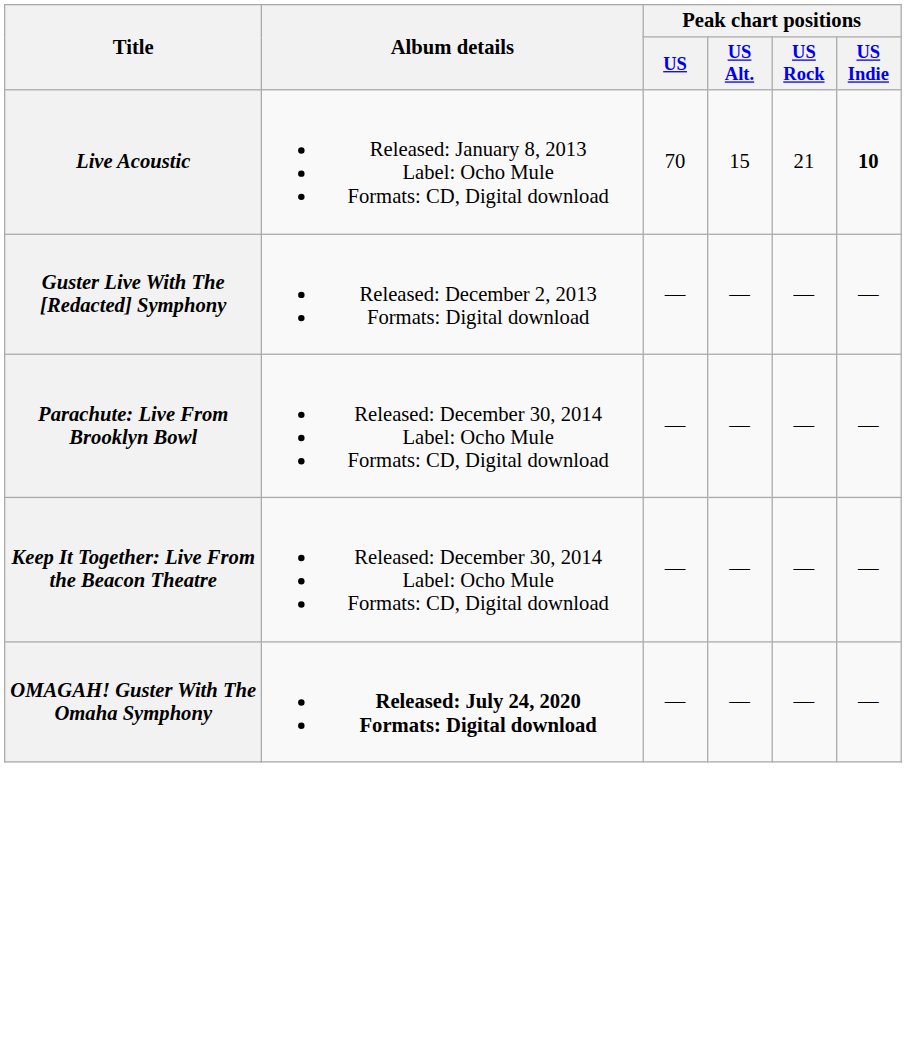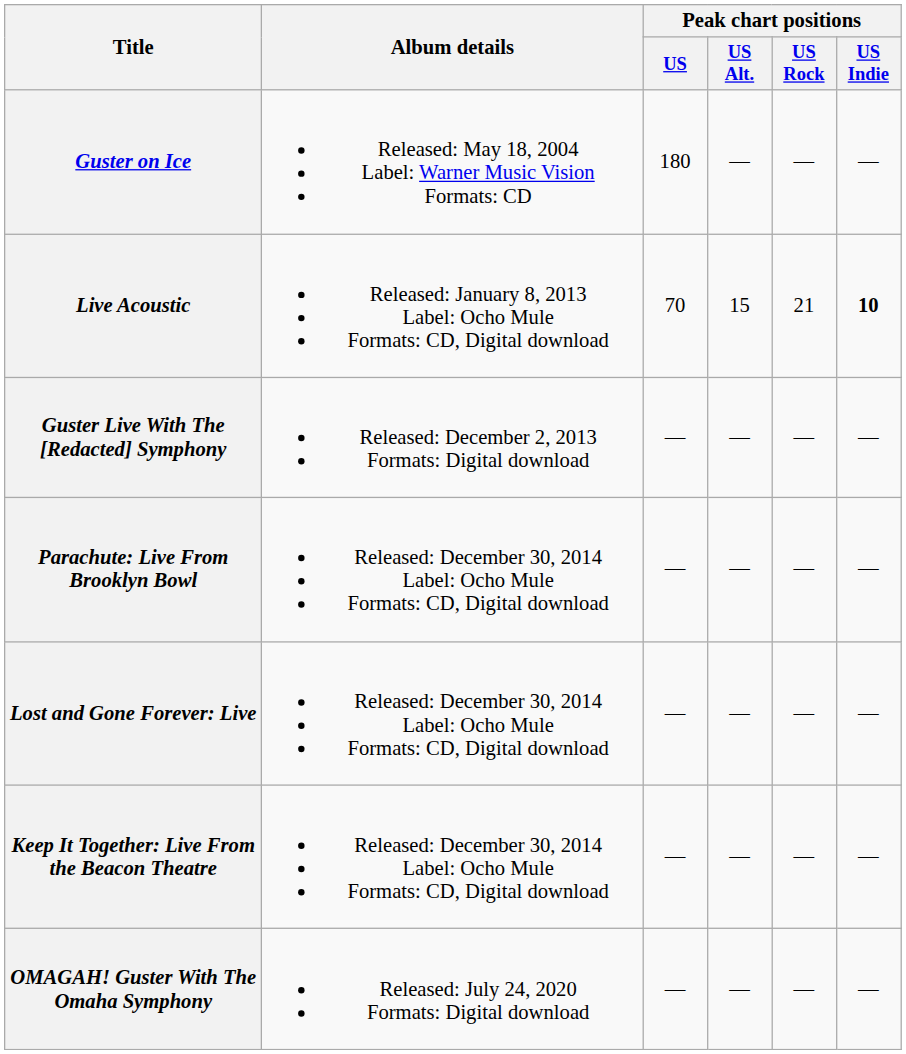+ row: (133, 161)
+ row: (133, 713)
(452, 713) bold -> (452, 1001) normal
